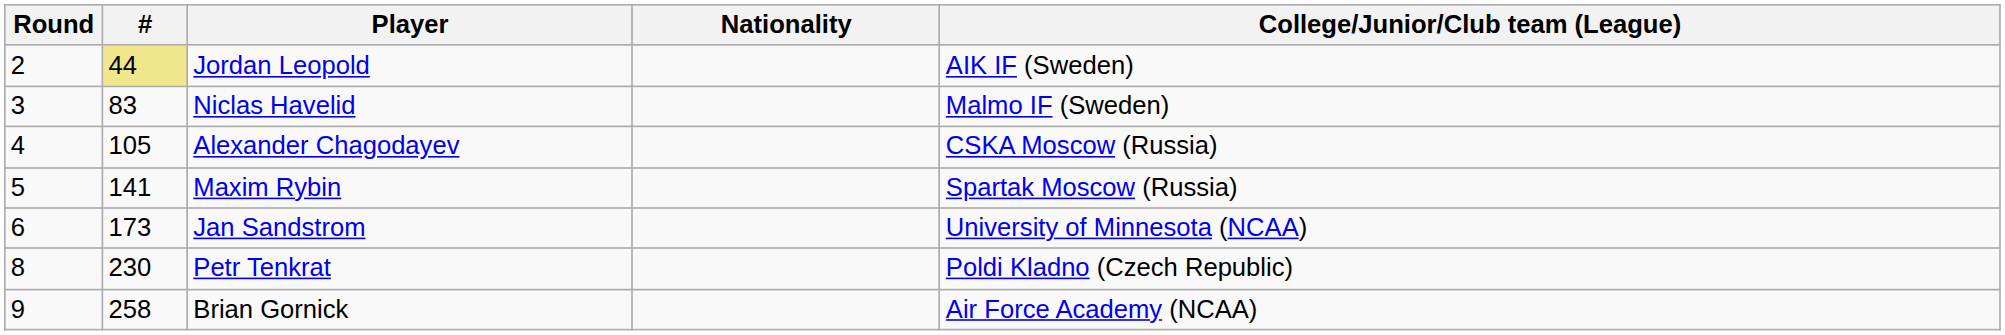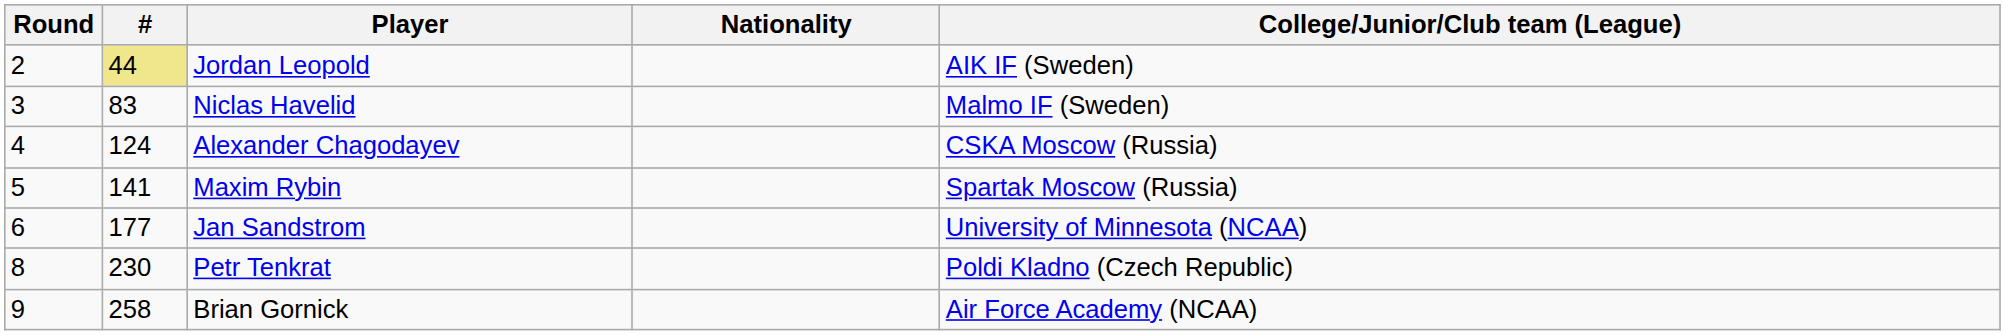(130, 146) 105 -> (130, 146) 124
(130, 227) 173 -> (130, 227) 177
